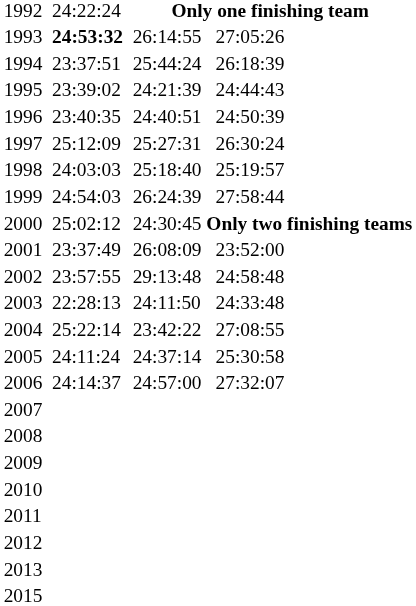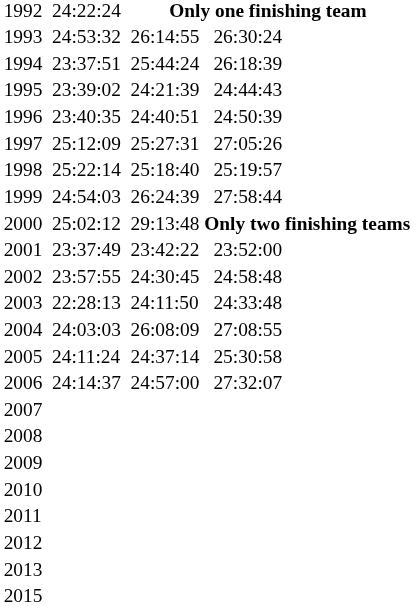(88, 37) bold -> (86, 37) normal
(250, 37) 27:05:26 -> (248, 37) 26:30:24
(250, 143) 26:30:24 -> (248, 143) 27:05:26
(86, 170) 24:03:03 -> (86, 170) 25:22:14
(167, 223) 24:30:45 -> (165, 223) 29:13:48
(167, 249) 26:08:09 -> (165, 249) 23:42:22
(167, 276) 29:13:48 -> (165, 276) 24:30:45
(86, 329) 25:22:14 -> (86, 329) 24:03:03
(167, 329) 23:42:22 -> (165, 329) 26:08:09
